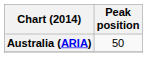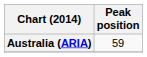(118, 43) 50 -> (118, 43) 59
